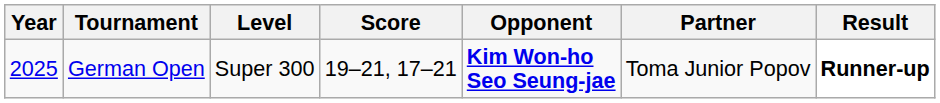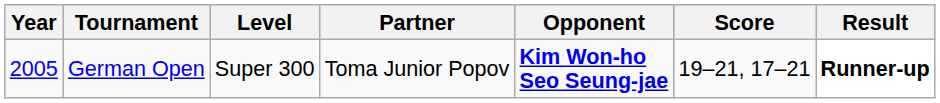columns swapped: (718, 22) <-> (391, 22)
(34, 68) 2025 -> (34, 68) 2005
